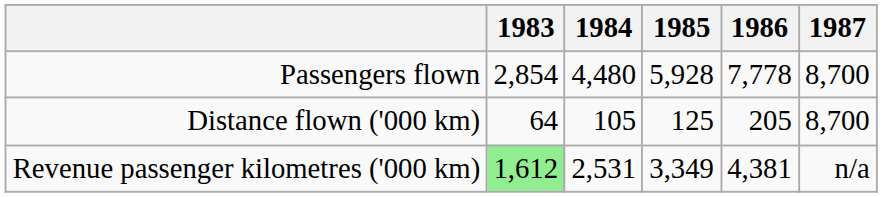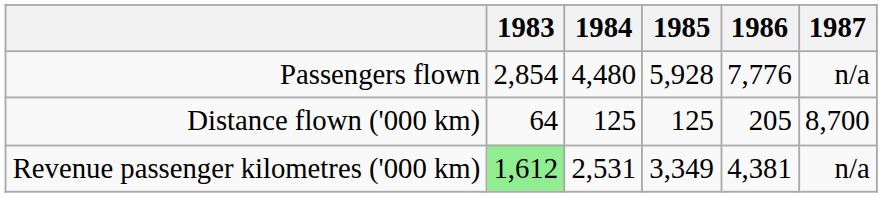(760, 73) 7,778 -> (760, 73) 7,776
(837, 73) 8,700 -> (852, 73) n/a
(614, 120) 105 -> (614, 120) 125
